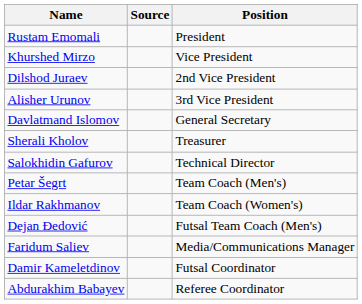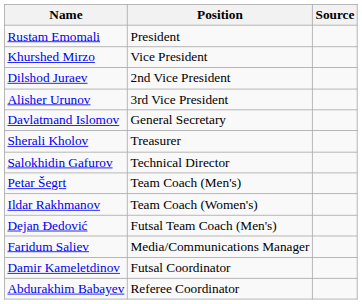columns swapped: (265, 15) <-> (150, 15)
